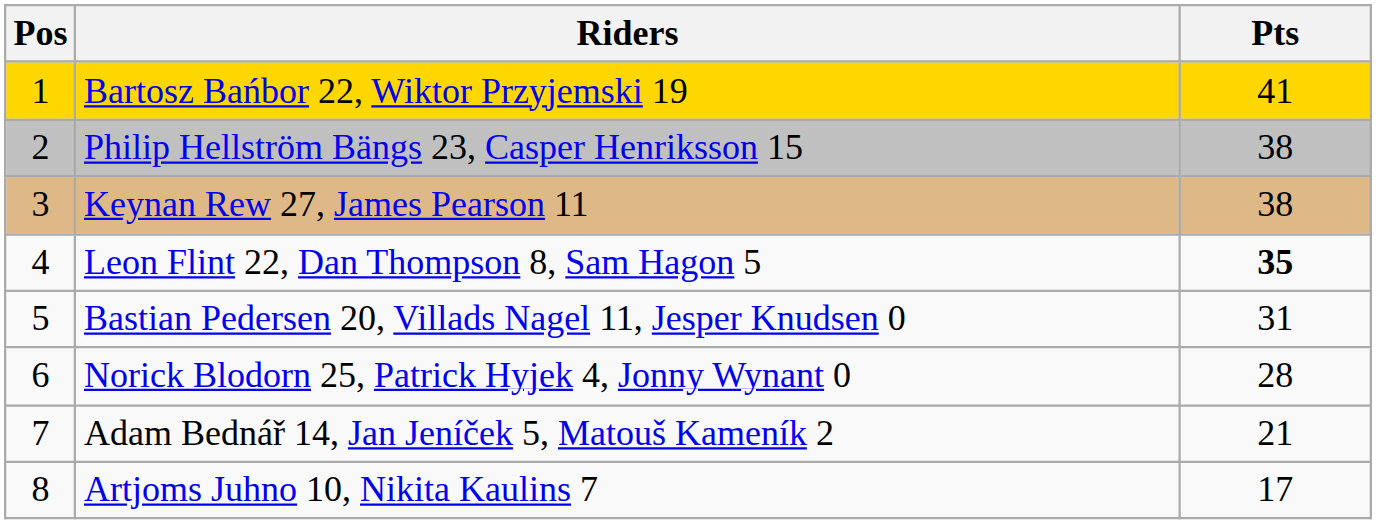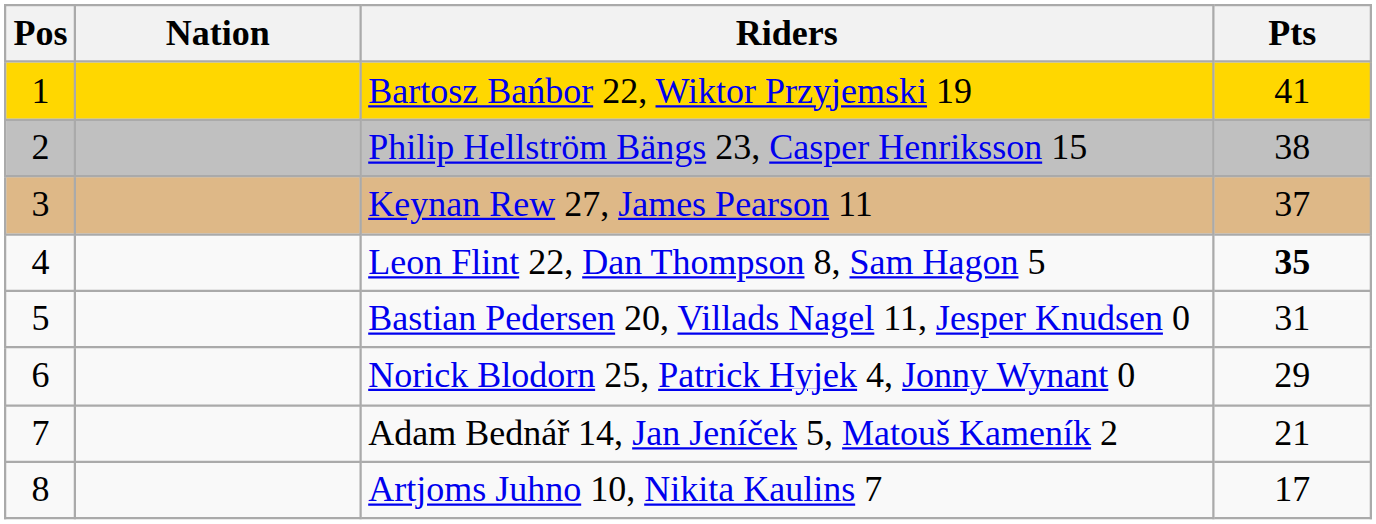+ column: (218, 33)
(1275, 204) 38 -> (1292, 204) 37
(1275, 375) 28 -> (1292, 375) 29
